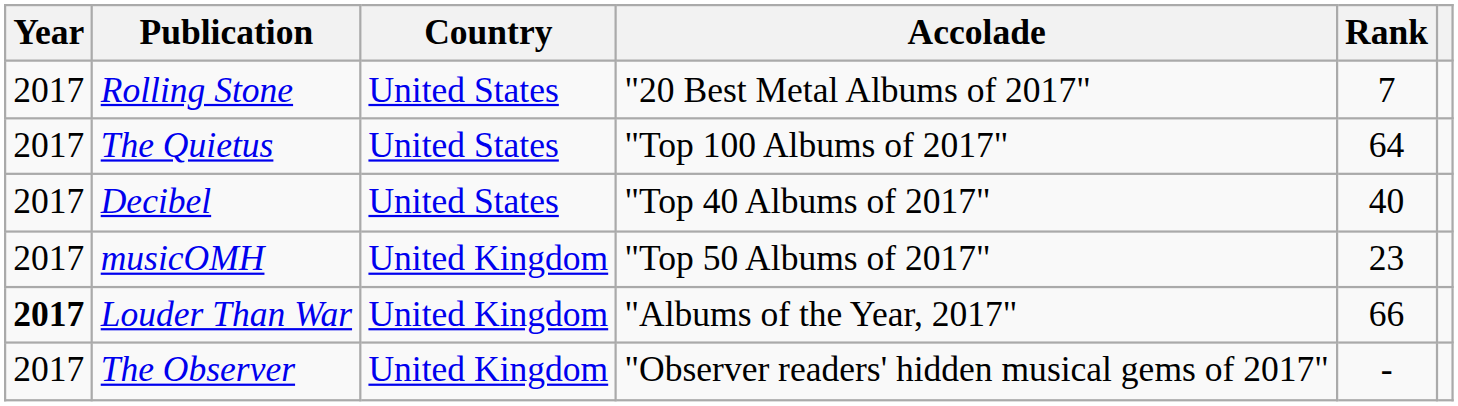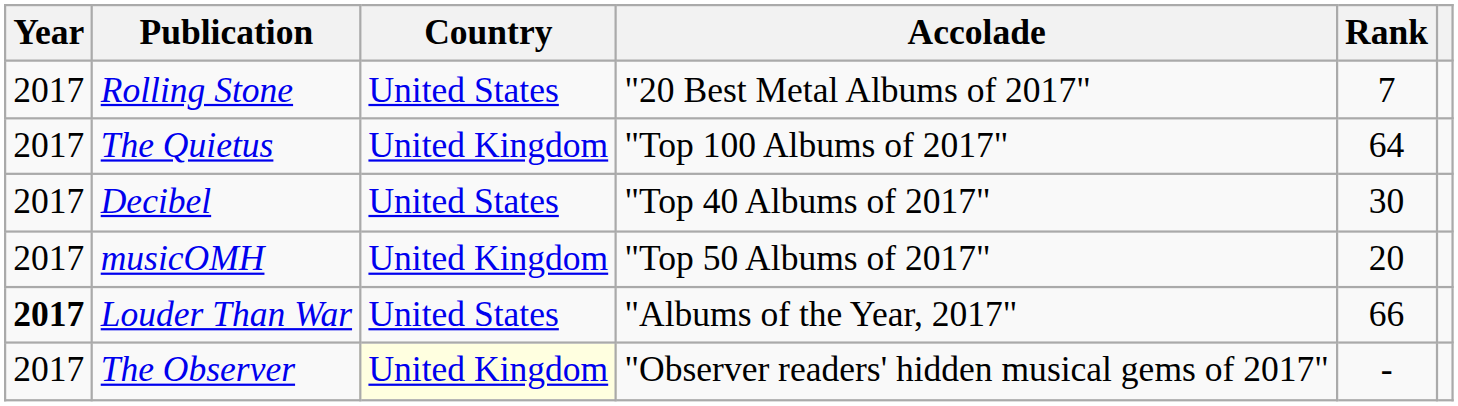(464, 145) United States -> (488, 145) United Kingdom
(1387, 201) 40 -> (1387, 201) 30
(1387, 257) 23 -> (1387, 257) 20
(488, 314) United Kingdom -> (464, 314) United States
(488, 370) no background -> (488, 370) lightyellow background
